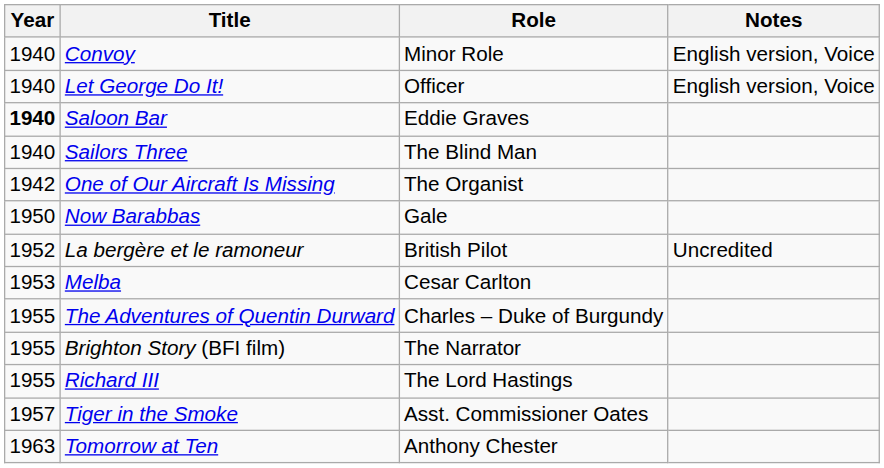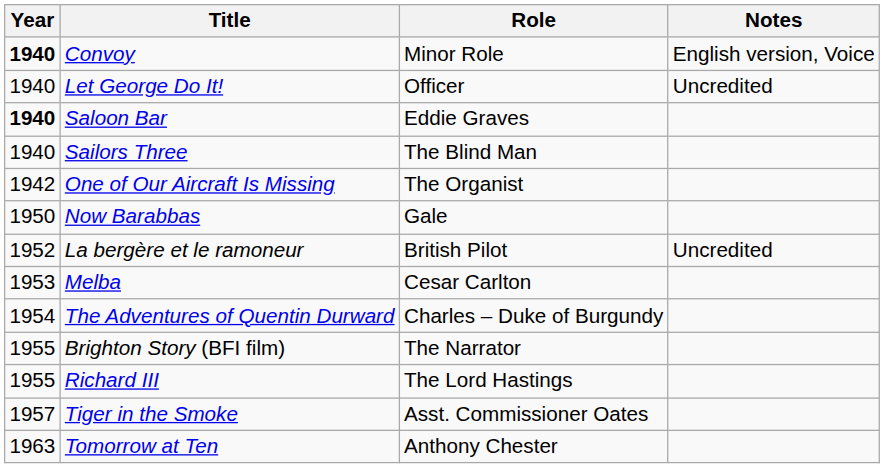(32, 53) normal -> (32, 53) bold
(774, 86) English version, Voice -> (723, 86) Uncredited
(32, 315) 1955 -> (32, 315) 1954
